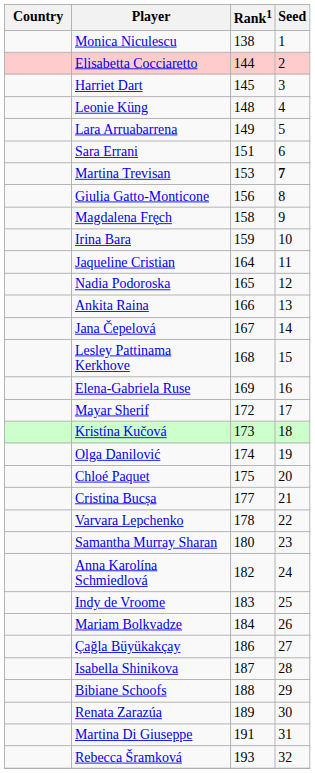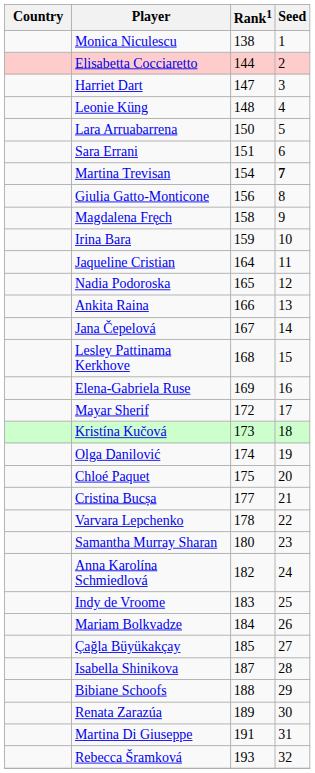(244, 85) 145 -> (244, 85) 147
(244, 129) 149 -> (244, 129) 150
(244, 173) 153 -> (244, 173) 154
(244, 646) 186 -> (244, 646) 185
